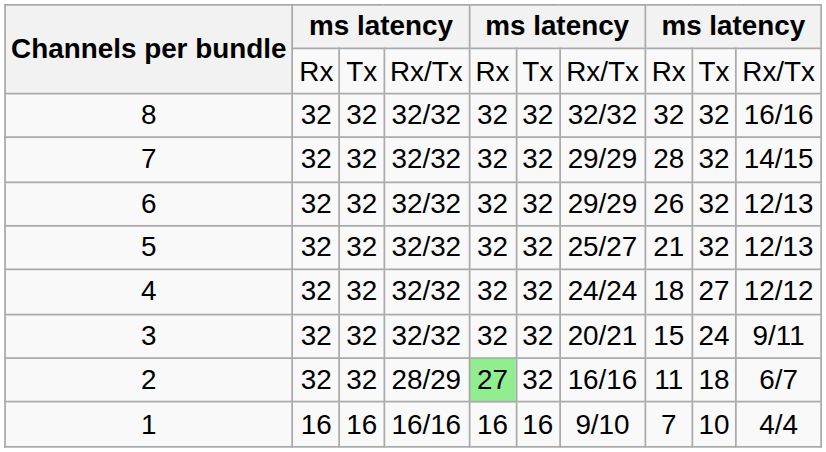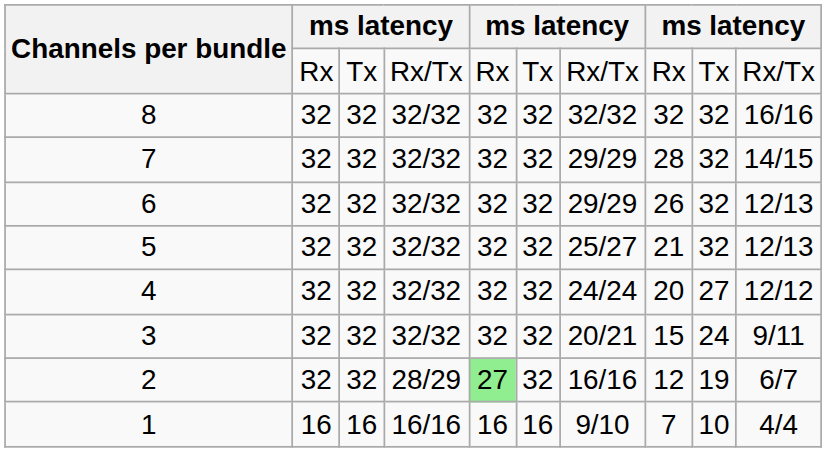(669, 291) 18 -> (669, 291) 20
(669, 379) 11 -> (669, 379) 12
(714, 379) 18 -> (714, 379) 19
